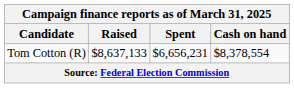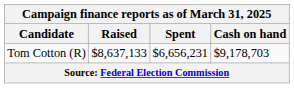(241, 53) $8,378,554 -> (241, 53) $9,178,703
